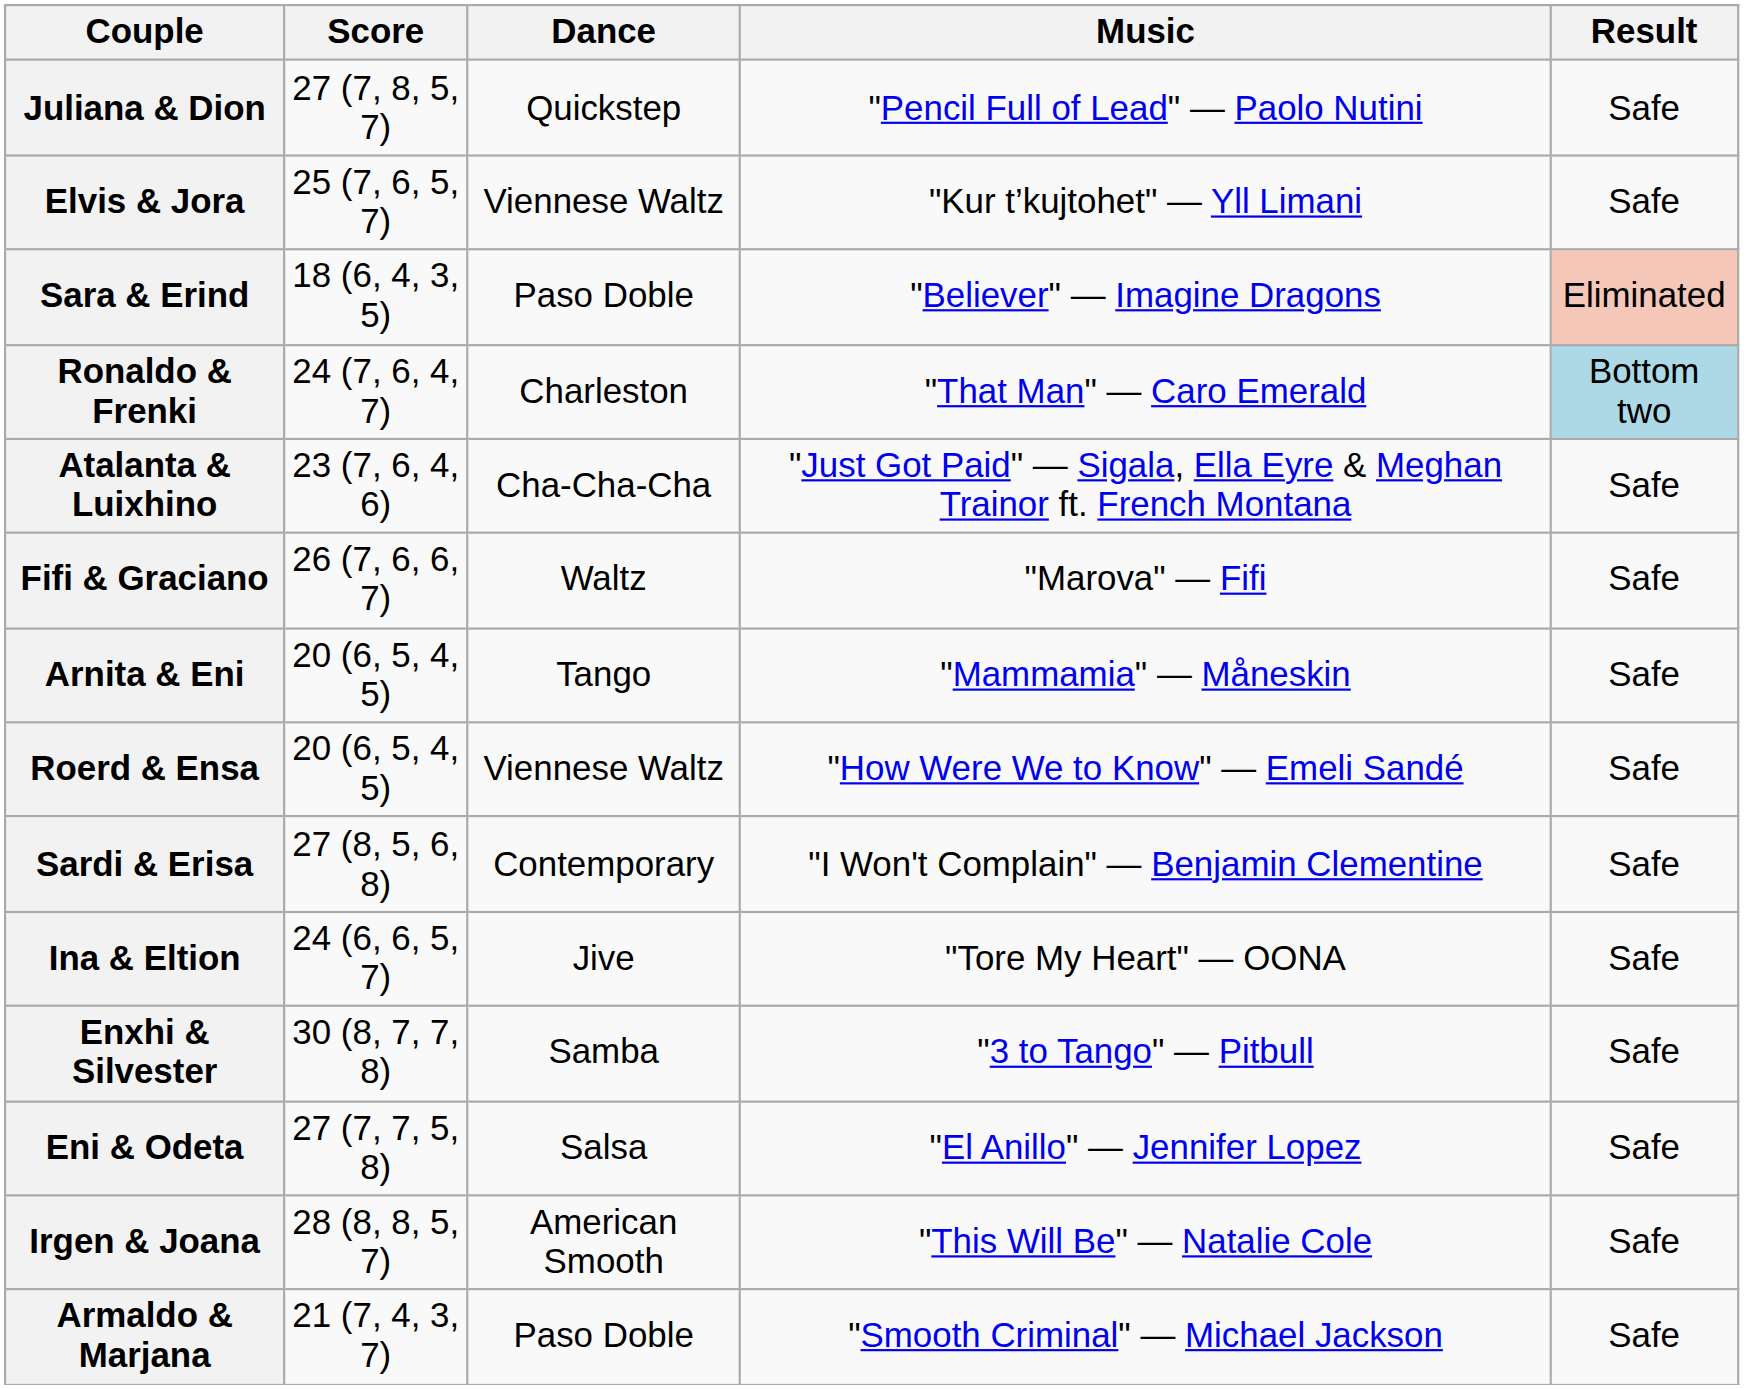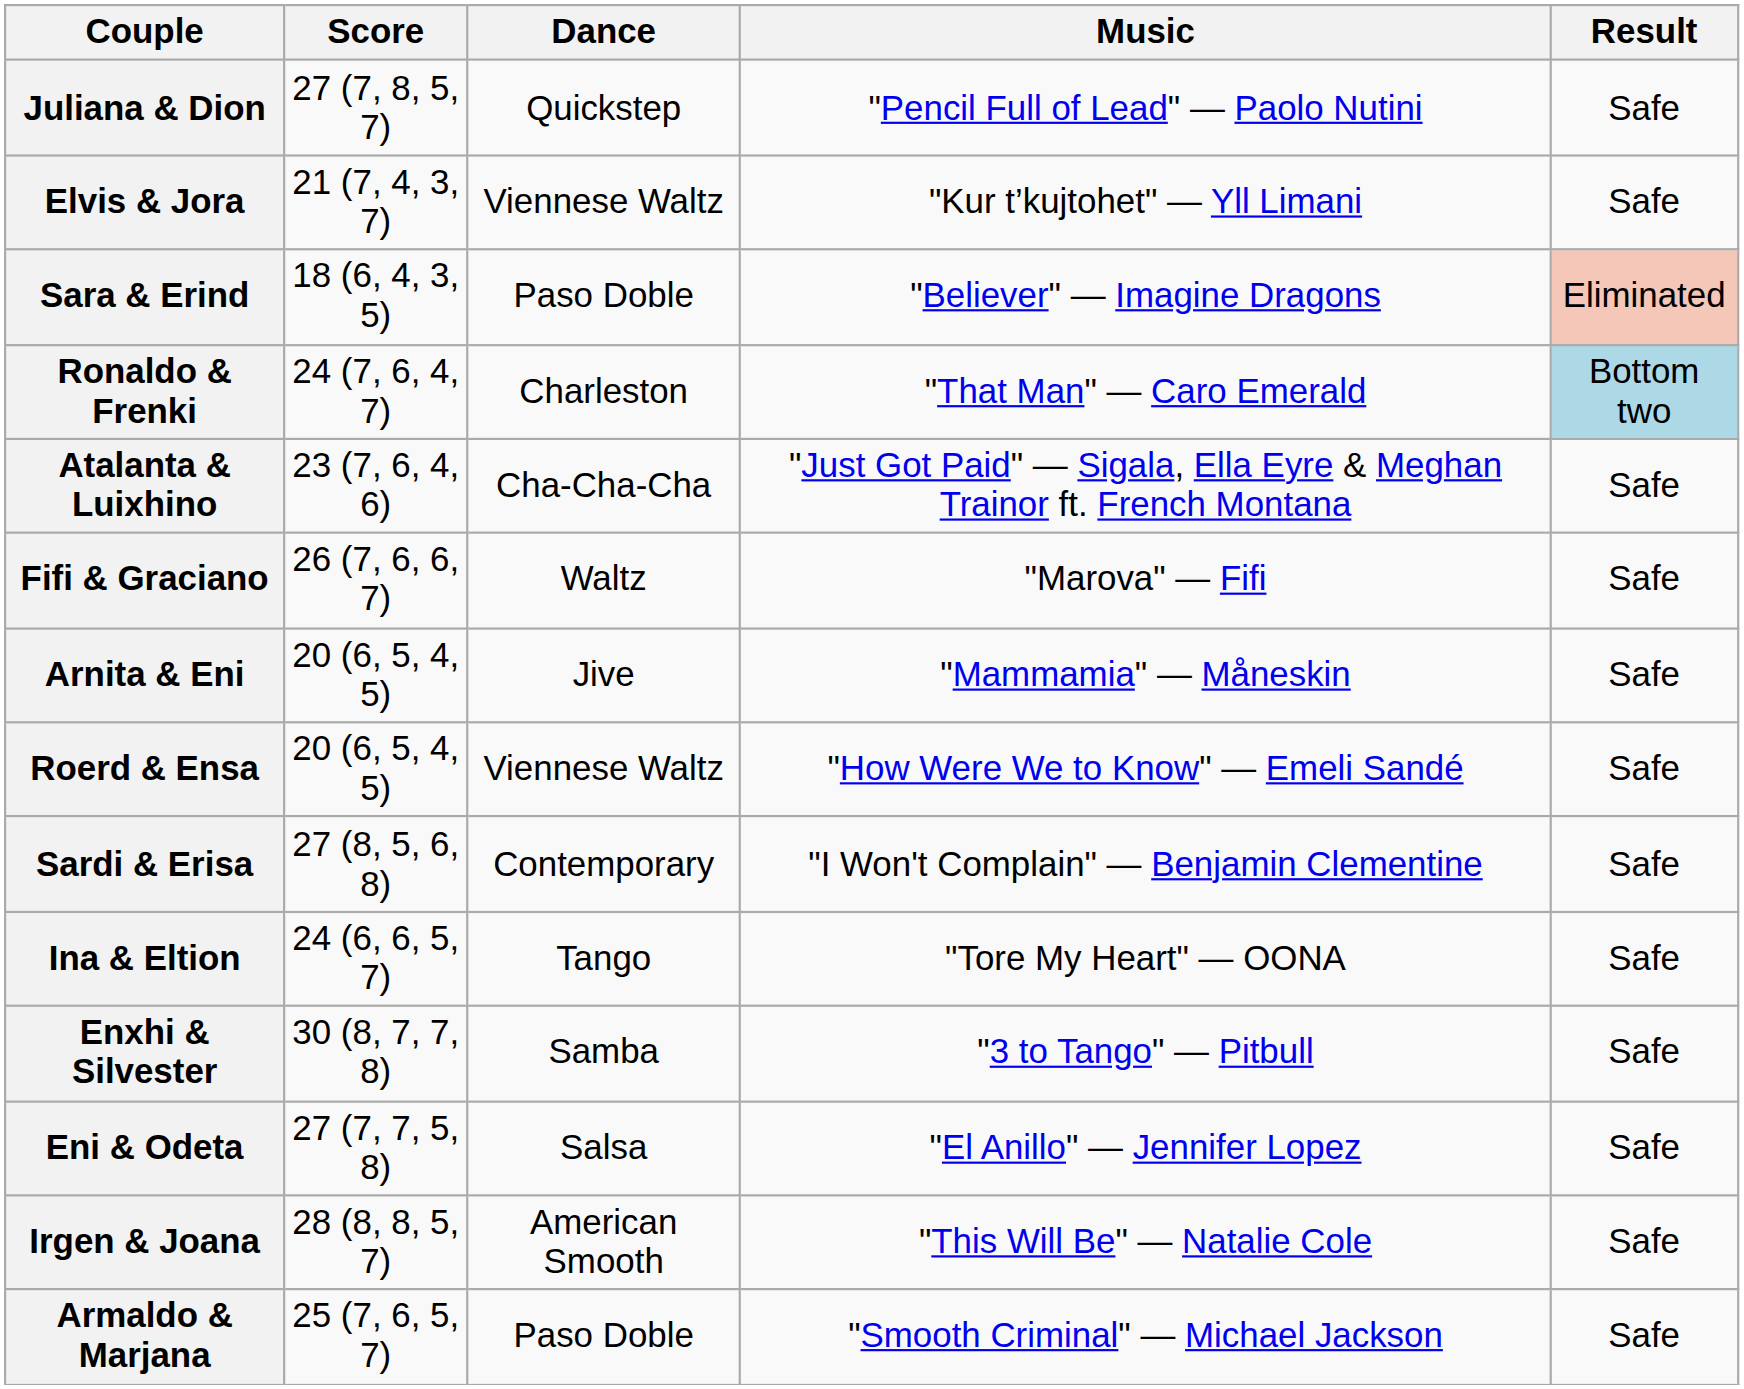(376, 201) 25 (7, 6, 5, 7) -> (376, 201) 21 (7, 4, 3, 7)
(604, 674) Tango -> (604, 674) Jive
(604, 958) Jive -> (604, 958) Tango
(376, 1336) 21 (7, 4, 3, 7) -> (376, 1336) 25 (7, 6, 5, 7)
